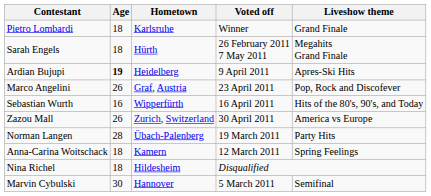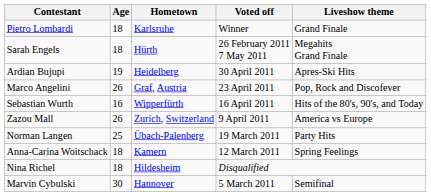(117, 71) bold -> (117, 71) normal
(244, 71) 9 April 2011 -> (246, 71) 30 April 2011
(246, 119) 30 April 2011 -> (244, 119) 9 April 2011
(117, 135) 28 -> (117, 135) 25
